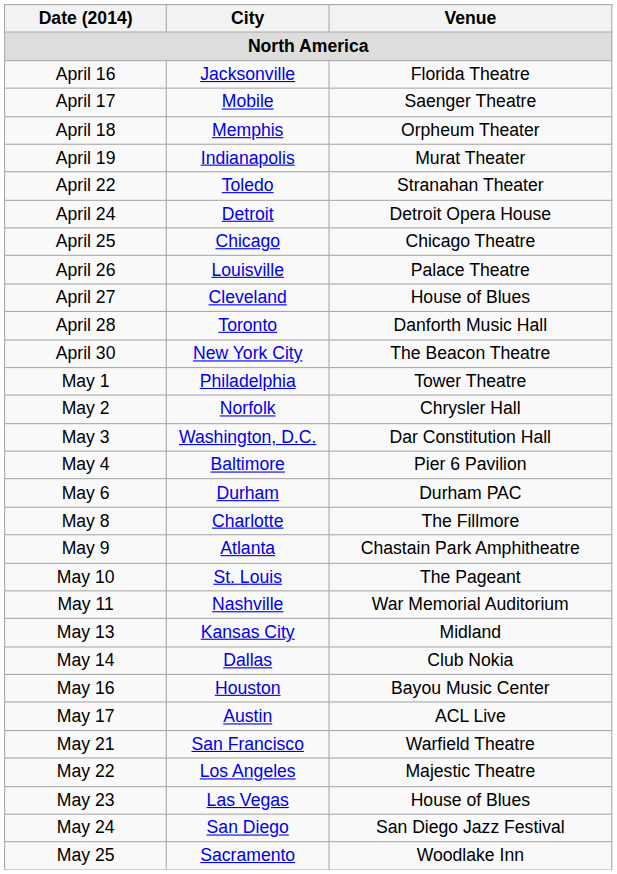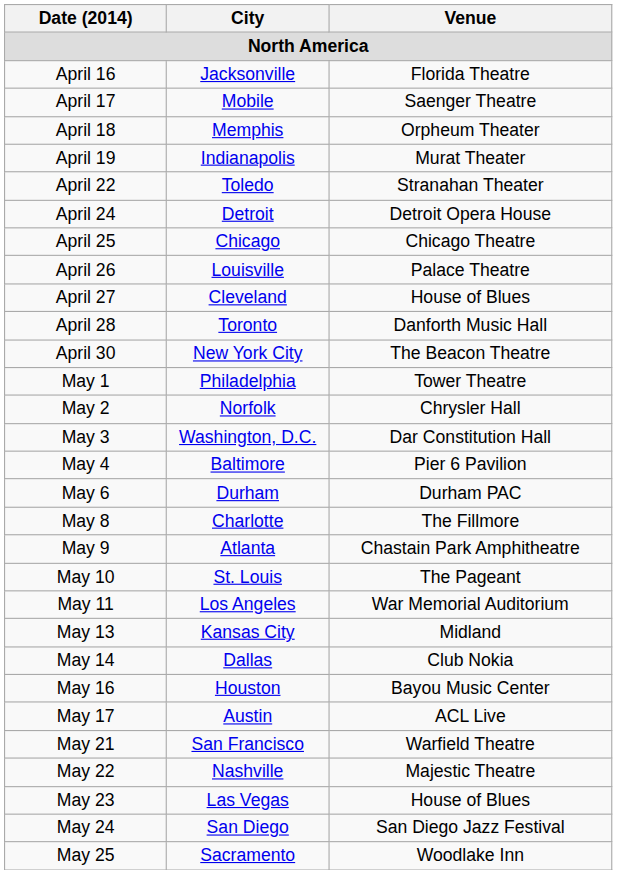(248, 604) Nashville -> (248, 604) Los Angeles
(248, 772) Los Angeles -> (248, 772) Nashville
